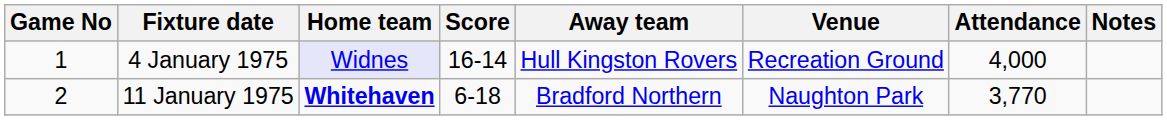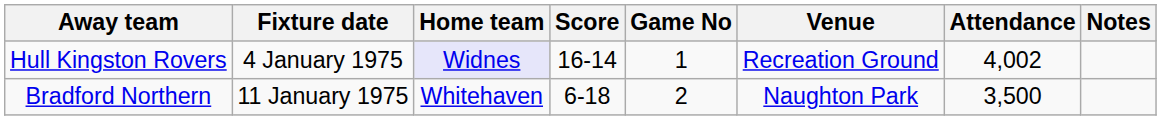columns swapped: (61, 22) <-> (629, 22)
(1018, 59) 4,000 -> (1013, 59) 4,002
(370, 96) bold -> (482, 96) normal
(1018, 96) 3,770 -> (1013, 96) 3,500
